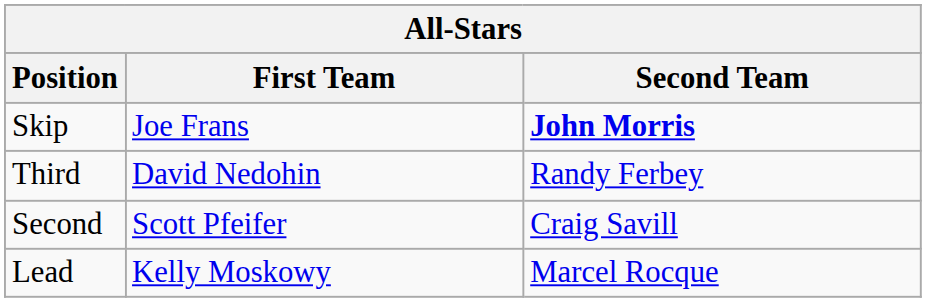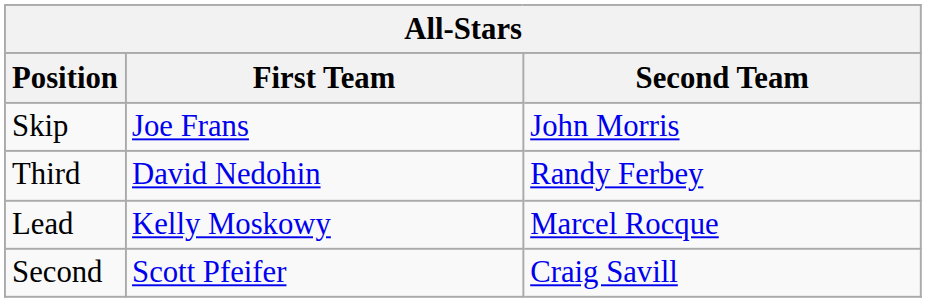(613, 126) bold -> (605, 126) normal
rows swapped: (57, 223) <-> (43, 272)
